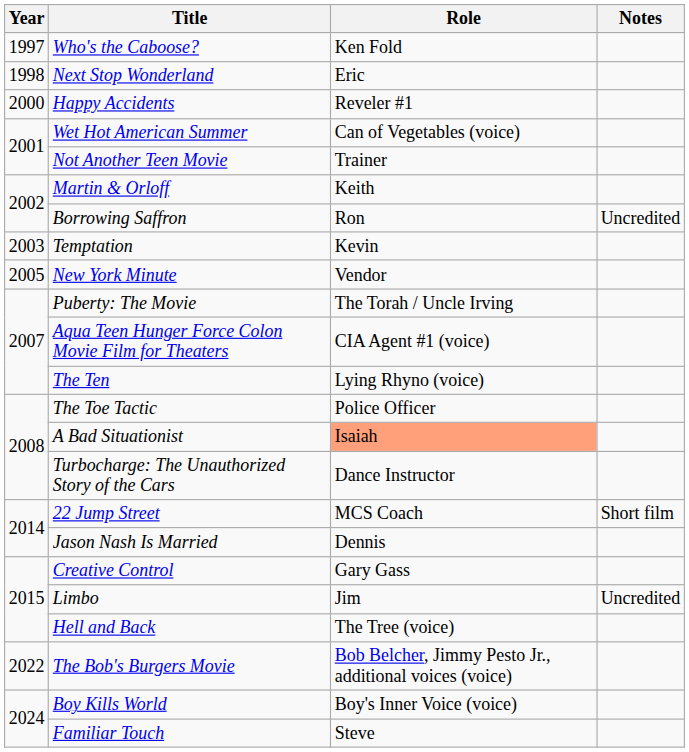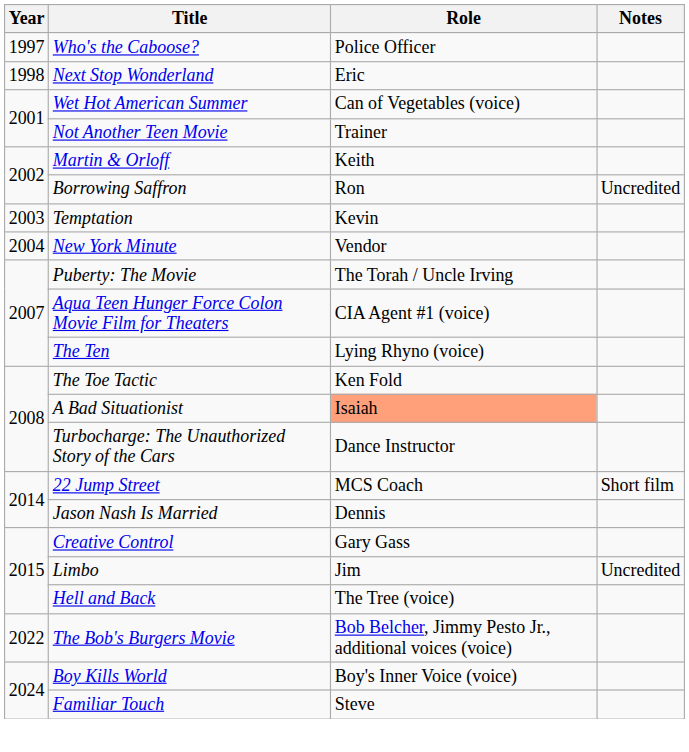(368, 47) Ken Fold -> (385, 47) Police Officer
- row: (114, 103)
(27, 274) 2005 -> (27, 246) 2004
(385, 408) Police Officer -> (368, 379) Ken Fold
